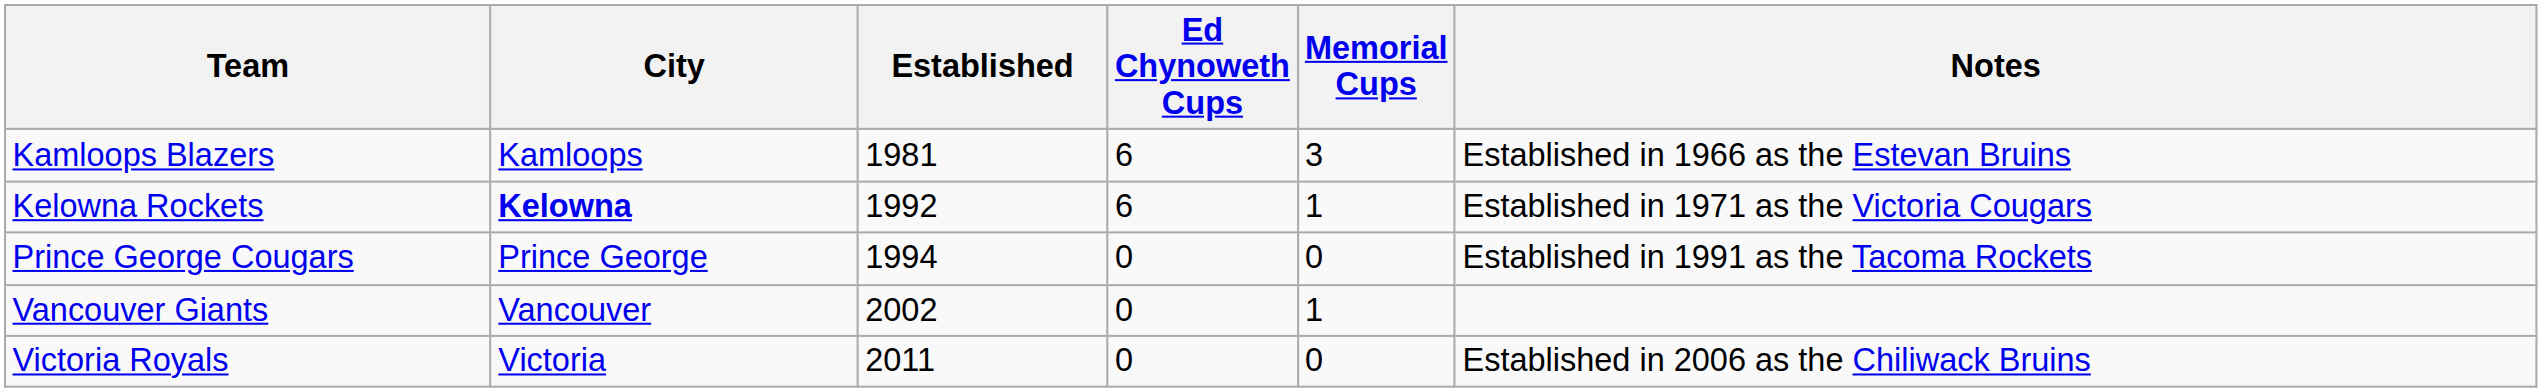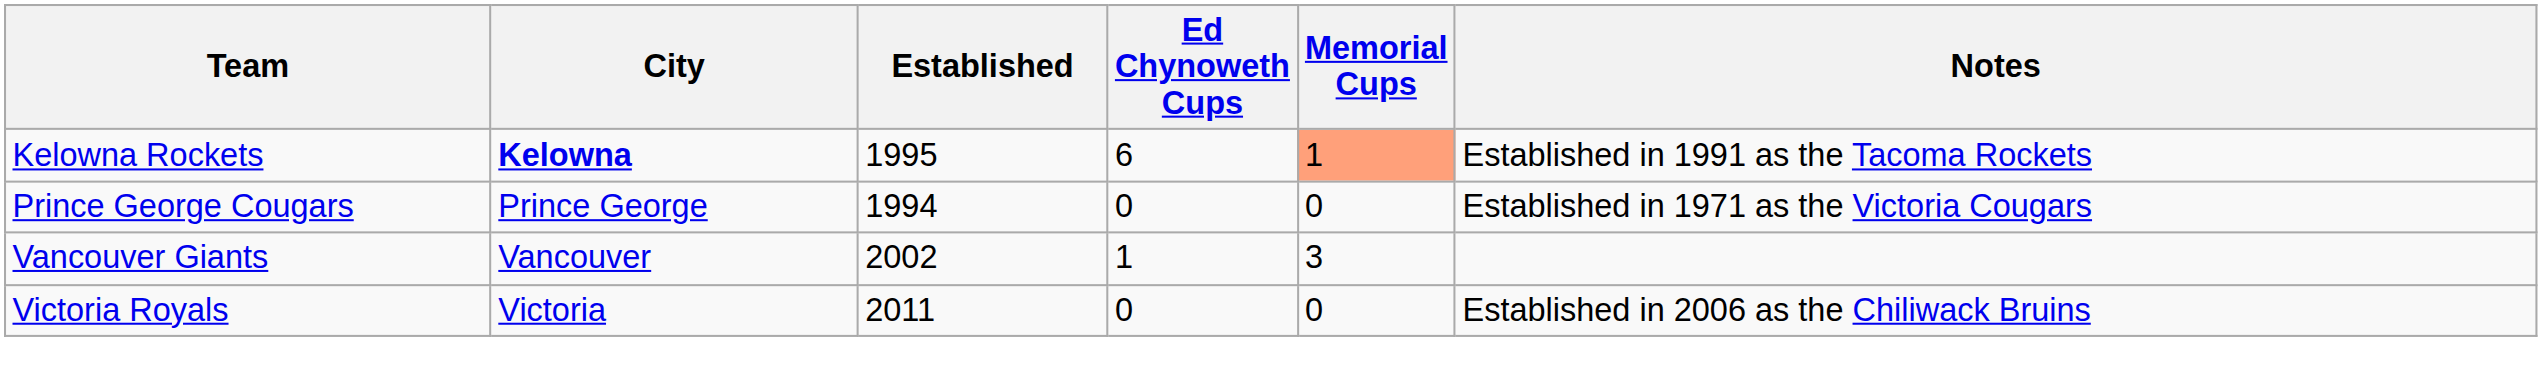- row: (143, 154)
(901, 206) 1992 -> (901, 154) 1995
(1314, 206) no background -> (1314, 154) lightsalmon background
(1777, 206) Established in 1971 as the Victoria Cougars -> (1777, 154) Established in 1991 as the Tacoma Rockets
(1777, 257) Established in 1991 as the Tacoma Rockets -> (1777, 206) Established in 1971 as the Victoria Cougars
(1124, 309) 0 -> (1124, 257) 1
(1314, 309) 1 -> (1314, 257) 3
